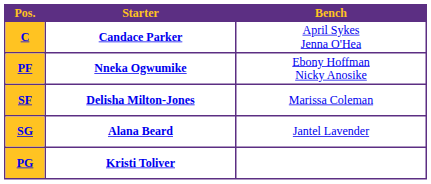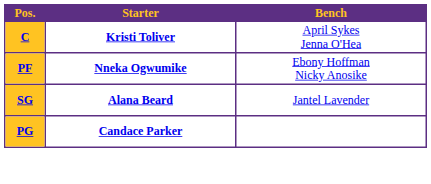(140, 37) Candace Parker -> (140, 37) Kristi Toliver
- row: (25, 100)
(140, 163) Kristi Toliver -> (140, 131) Candace Parker
